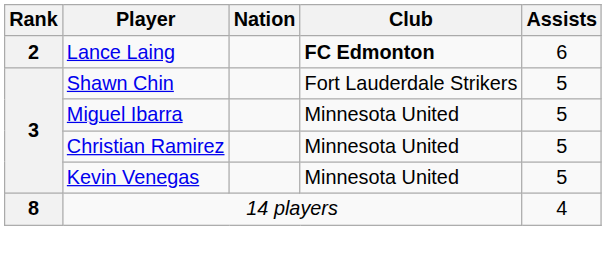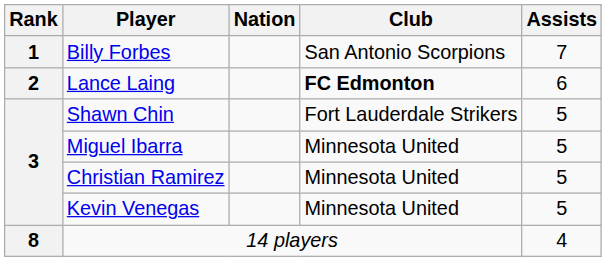+ row: (119, 51)
